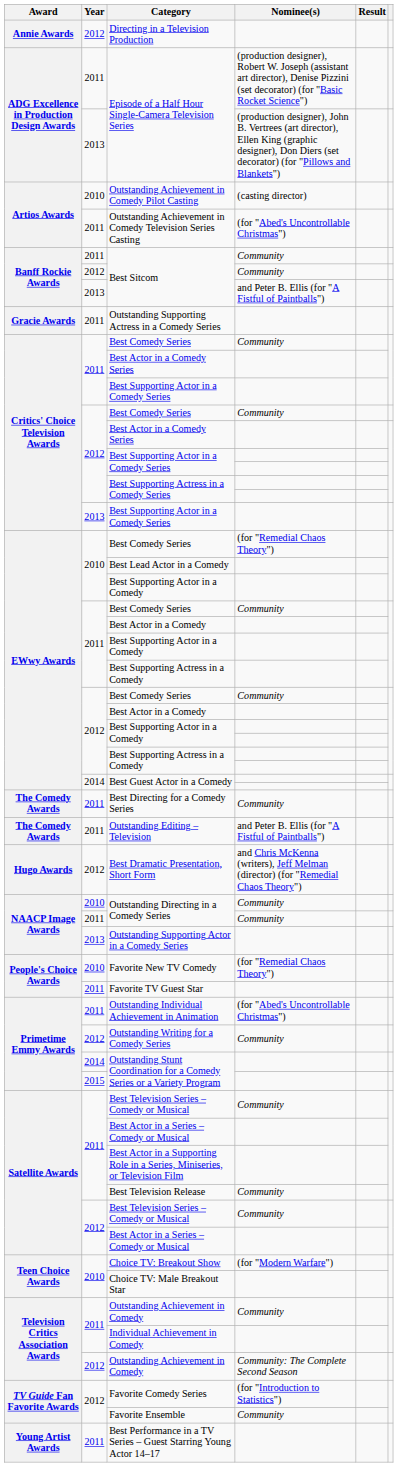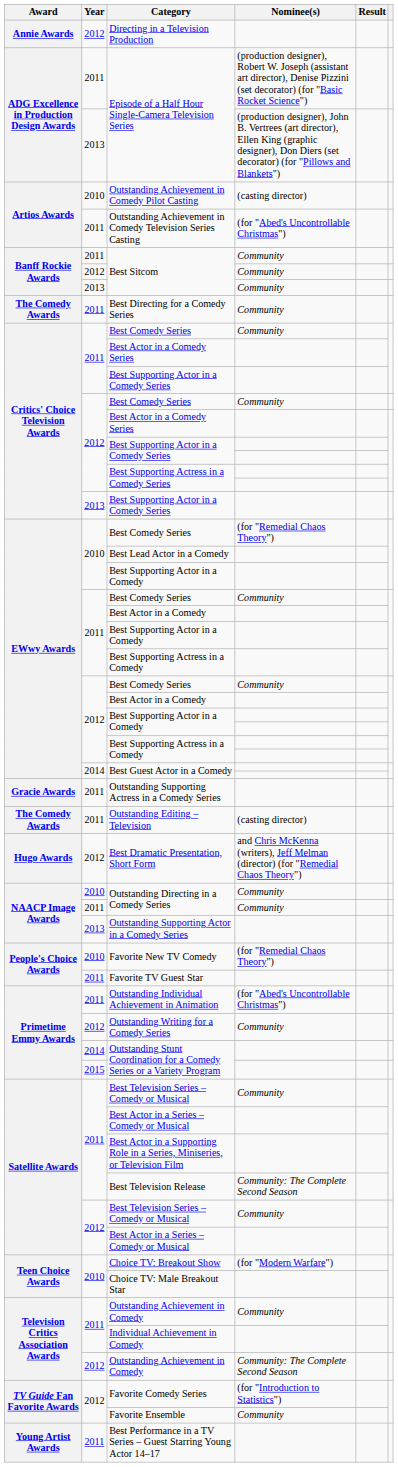(288, 293) and Peter B. Ellis (for "A Fistful of Paintballs") -> (261, 287) Community
rows swapped: (94, 803) <-> (94, 320)
(288, 831) and Peter B. Ellis (for "A Fistful of Paintballs") -> (272, 819) (casting director)
(261, 1192) Community -> (292, 1186) Community: The Complete Second Season
